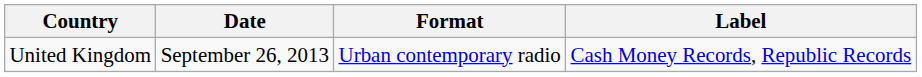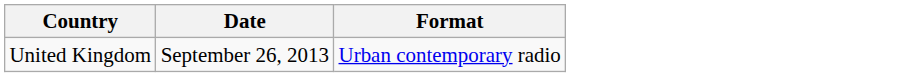- column: (741, 21)
